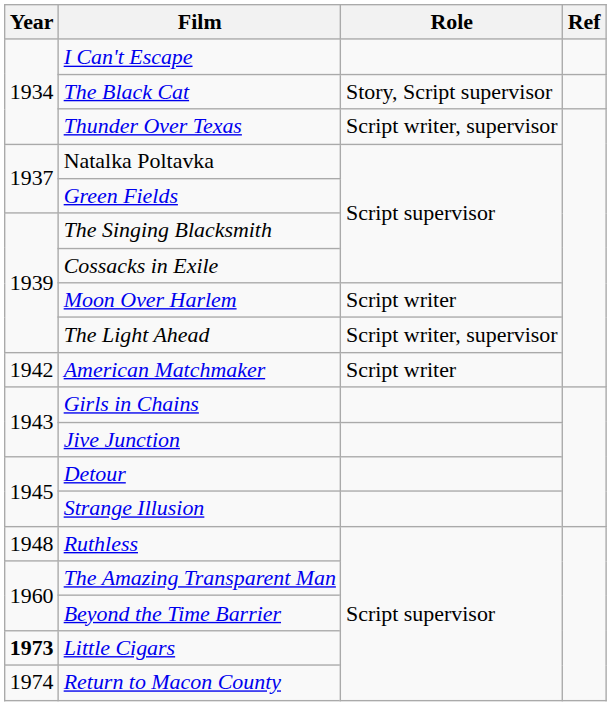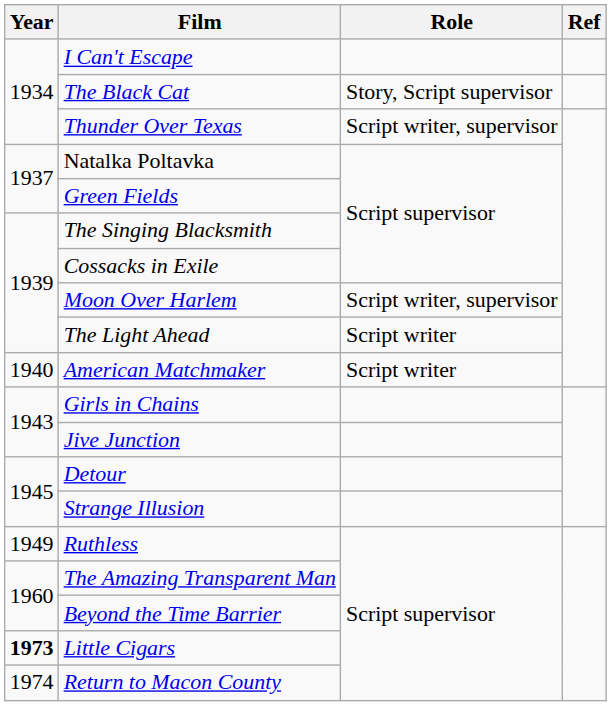(401, 299) Script writer -> (452, 299) Script writer, supervisor
(452, 334) Script writer, supervisor -> (401, 334) Script writer
(32, 369) 1942 -> (32, 369) 1940
(32, 543) 1948 -> (32, 543) 1949
